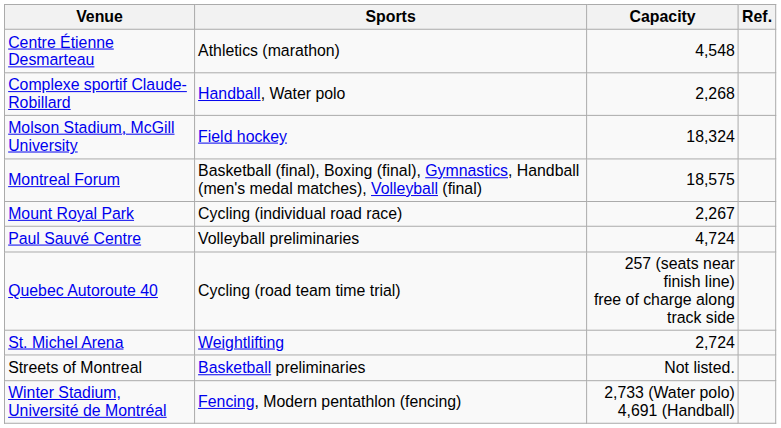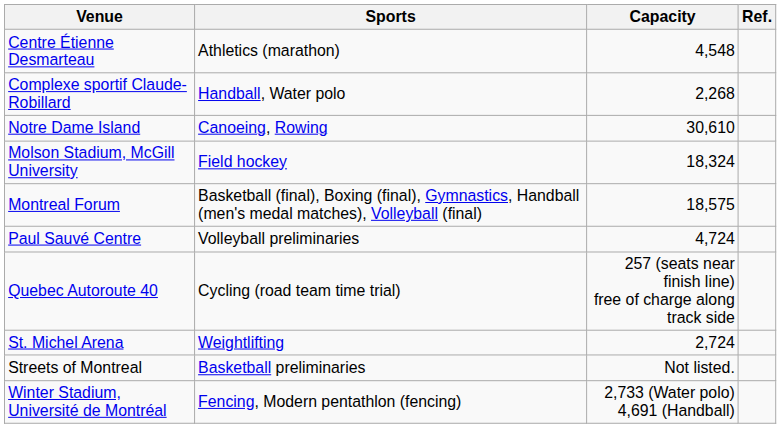+ row: (74, 128)
- row: (71, 213)
